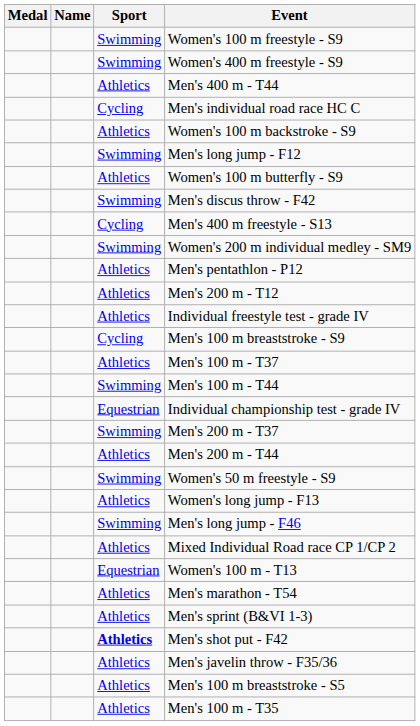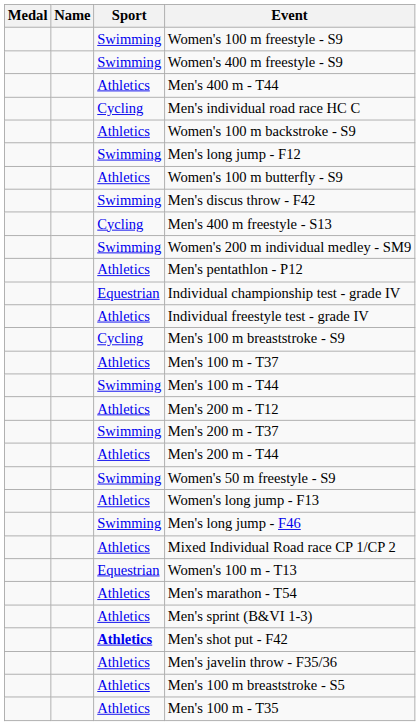rows swapped: (284, 408) <-> (223, 293)
